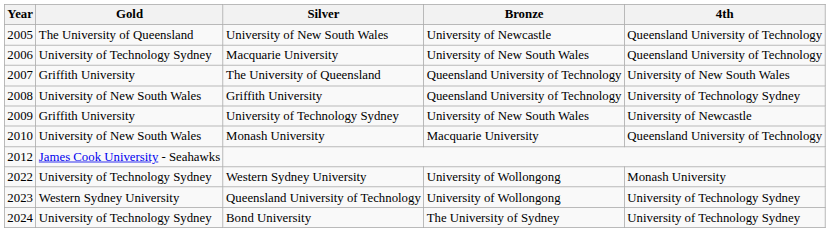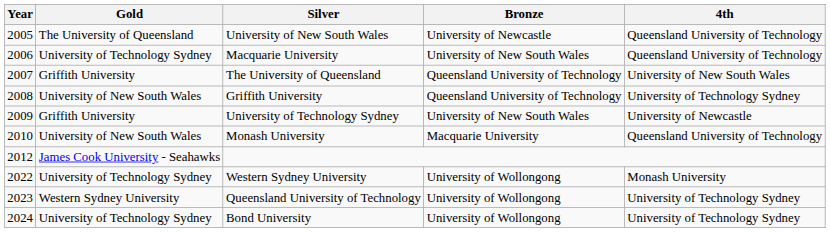(493, 217) The University of Sydney -> (494, 217) University of Wollongong
